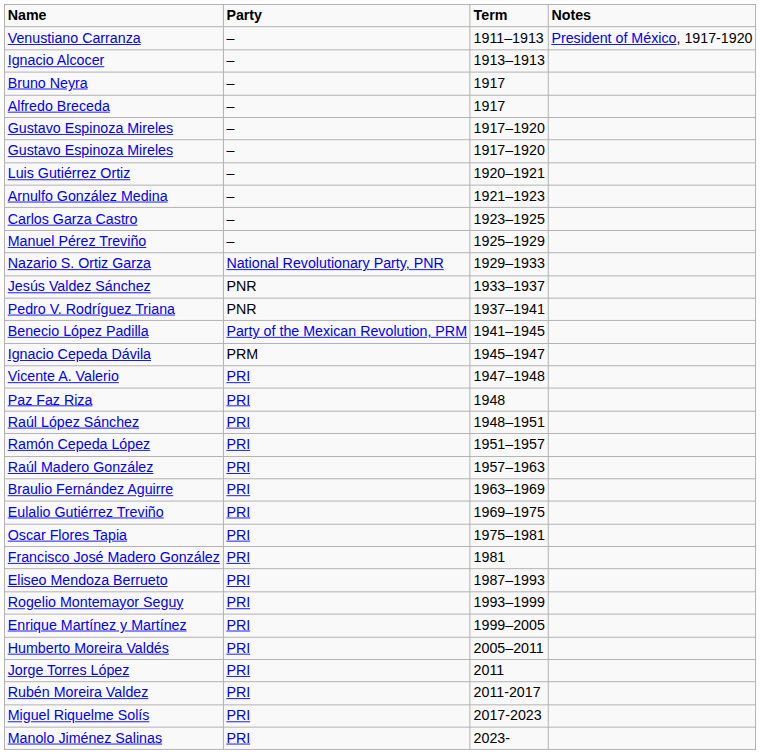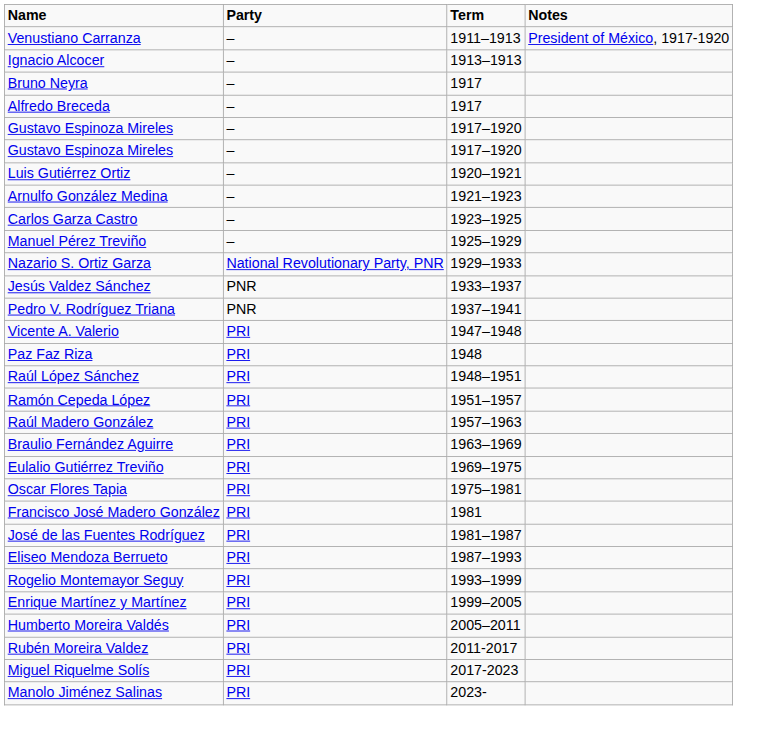- row: (78, 331)
- row: (79, 354)
+ row: (106, 535)
- row: (69, 670)
